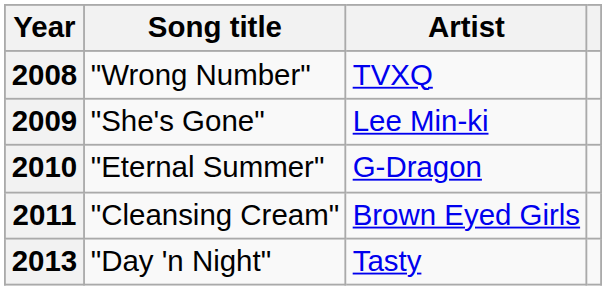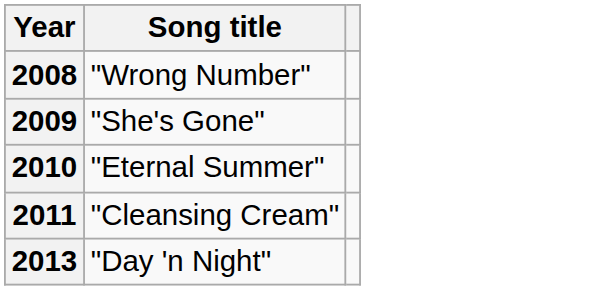- column: (466, 27)
